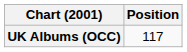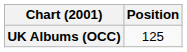(153, 36) 117 -> (153, 36) 125
